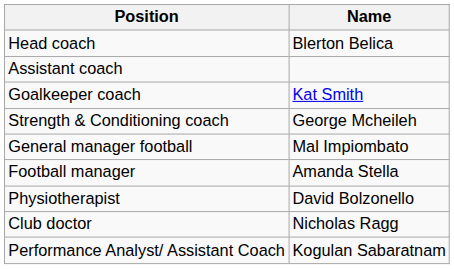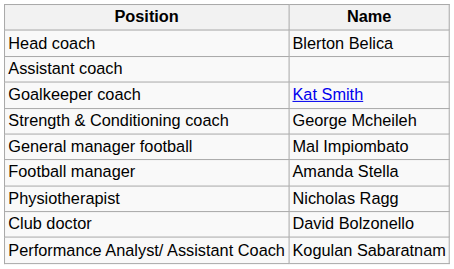(353, 198) David Bolzonello -> (346, 198) Nicholas Ragg
(346, 224) Nicholas Ragg -> (353, 224) David Bolzonello
